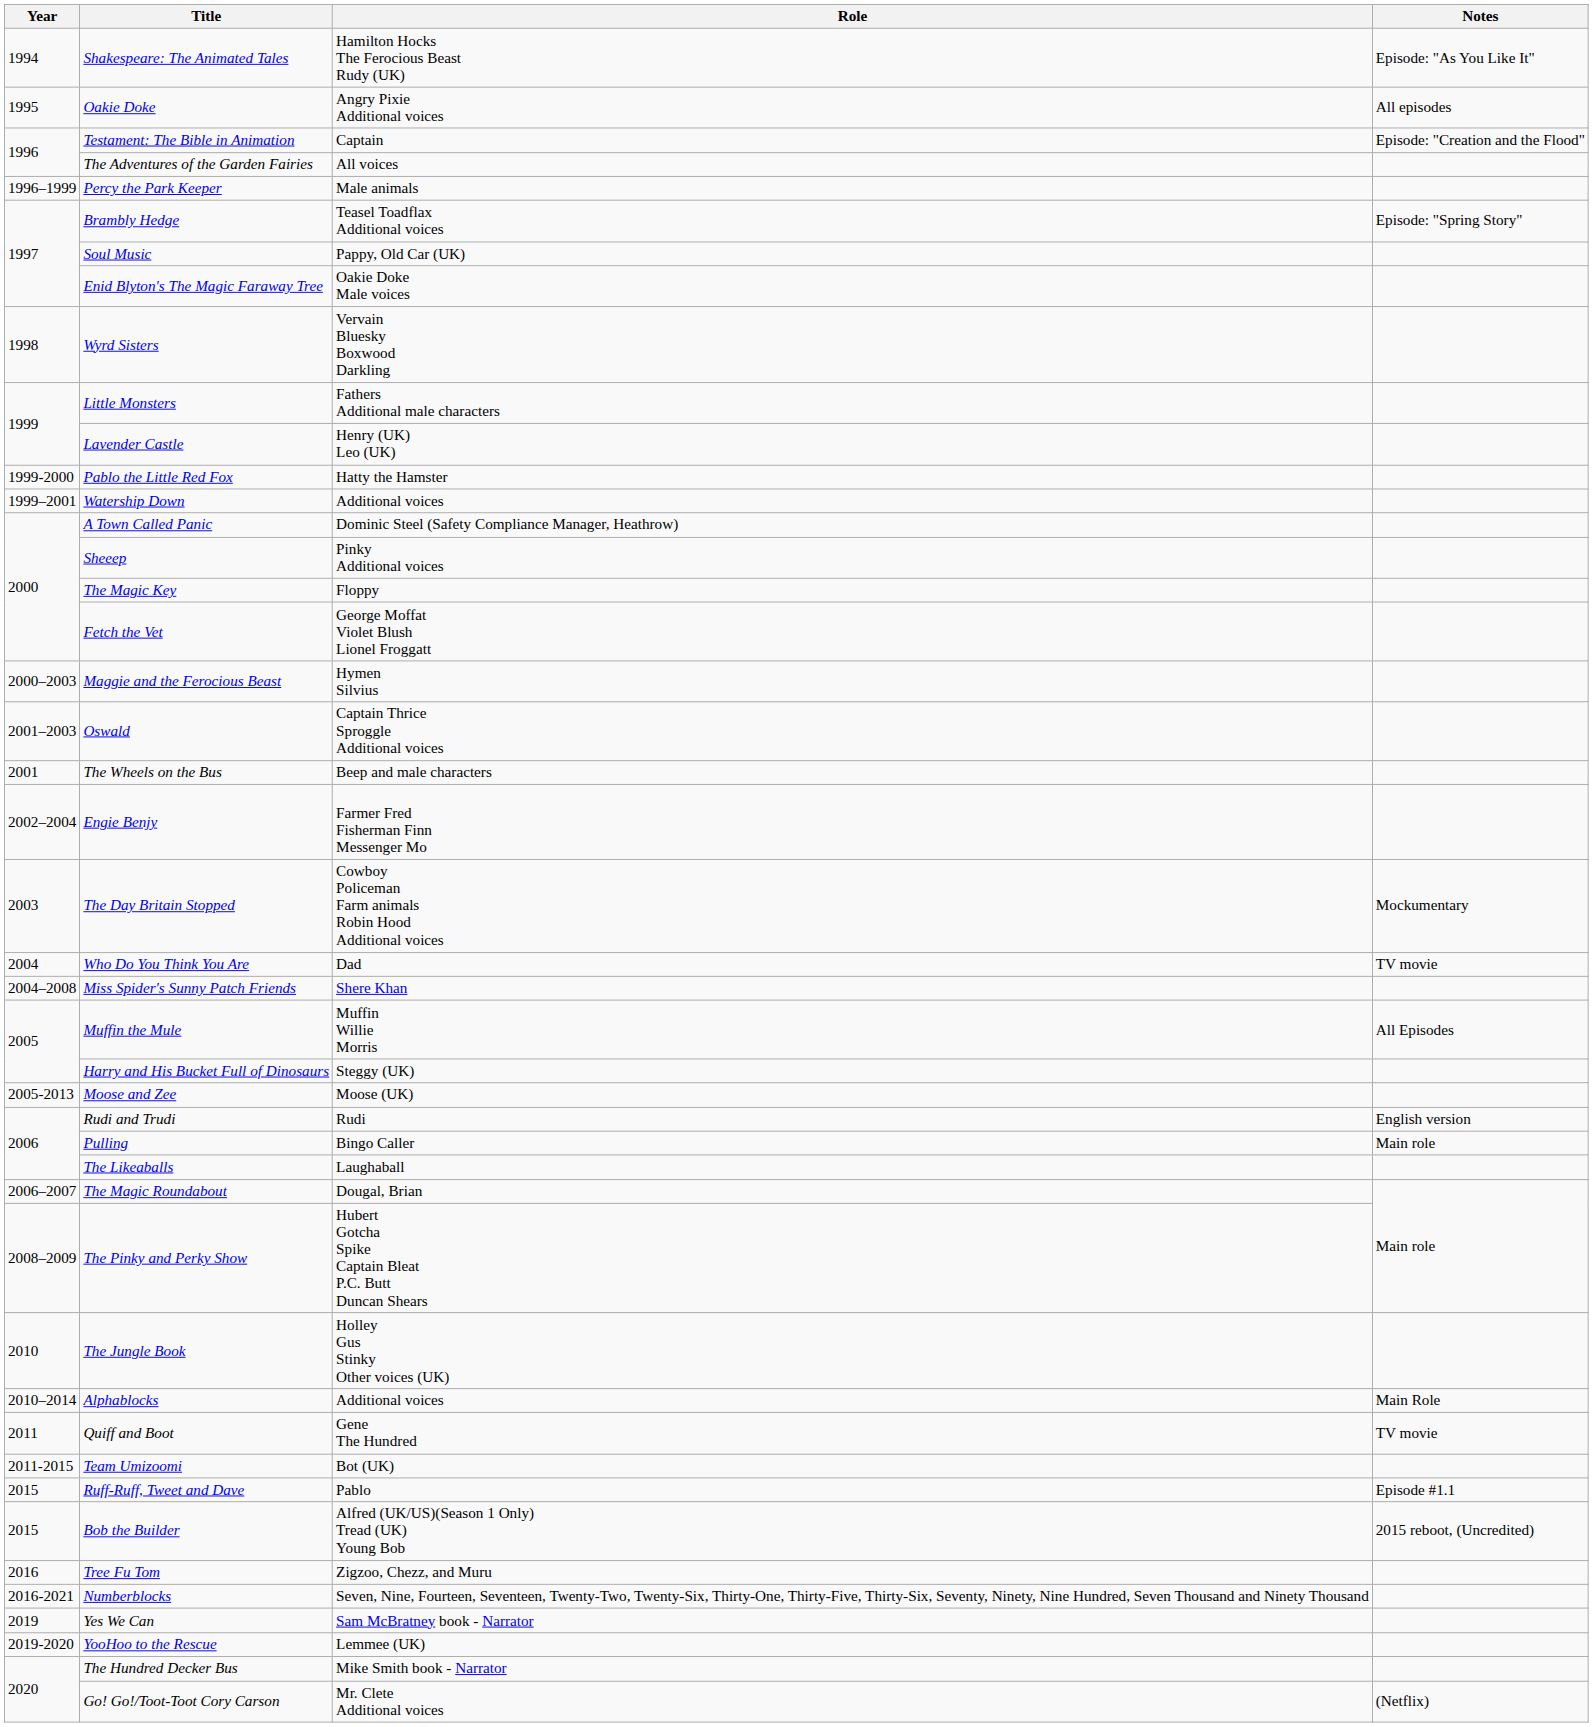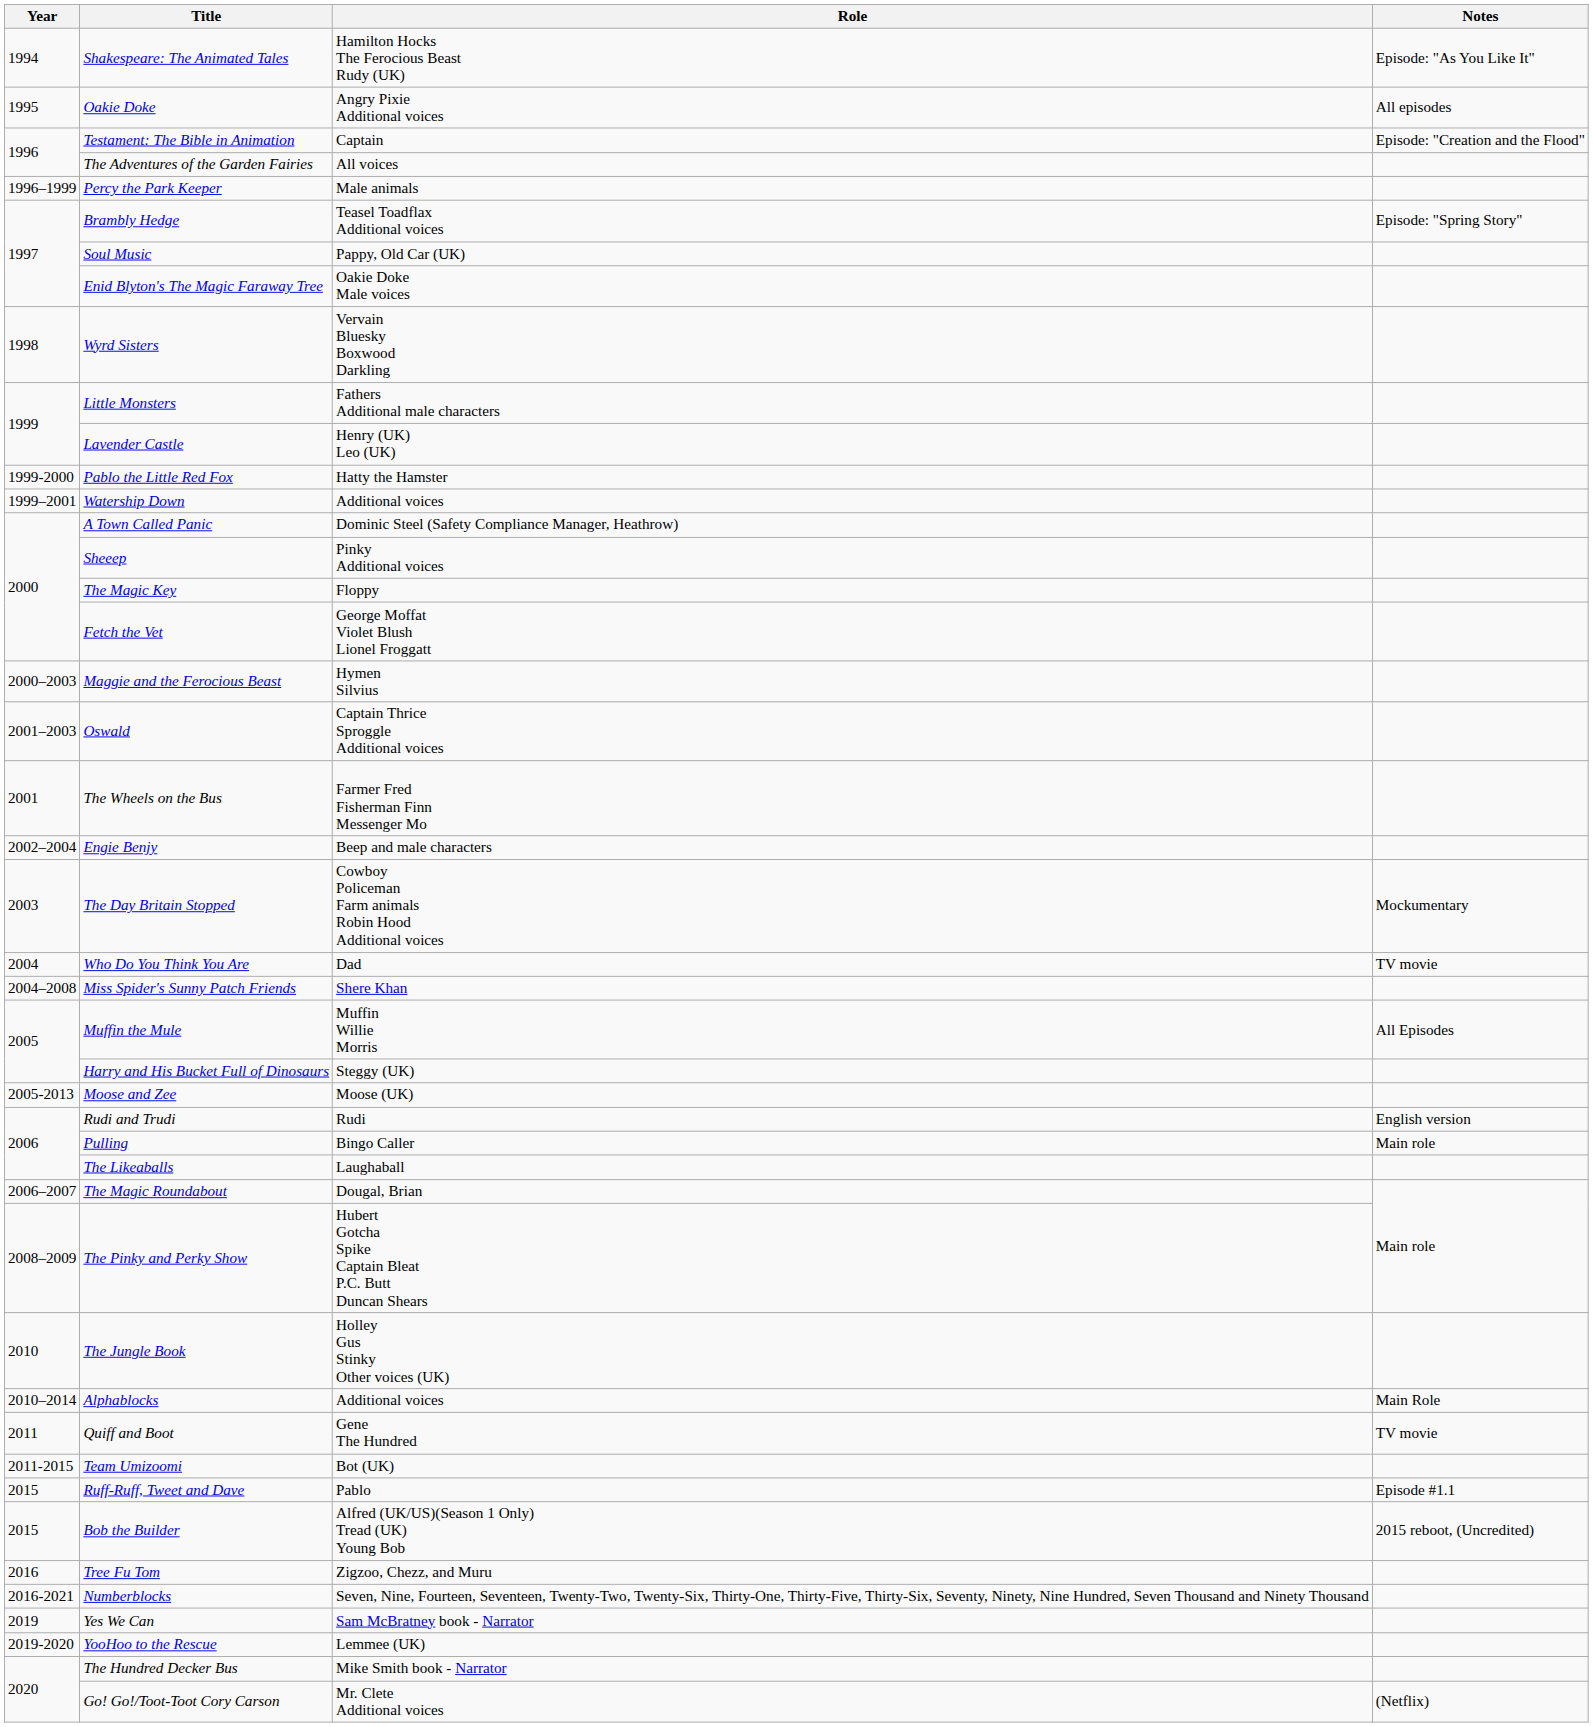(414, 772) Beep and male characters -> (384, 806) Farmer Fred Fisherman Finn Messenger Mo
(384, 830) Farmer Fred Fisherman Finn Messenger Mo -> (414, 847) Beep and male characters
